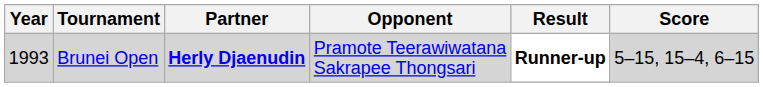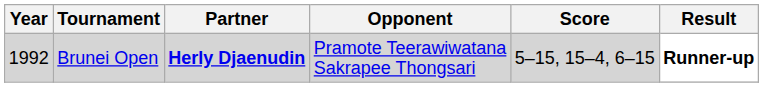columns swapped: (684, 19) <-> (560, 19)
(29, 58) 1993 -> (29, 58) 1992
